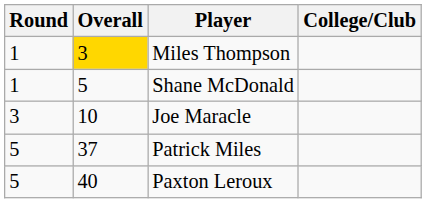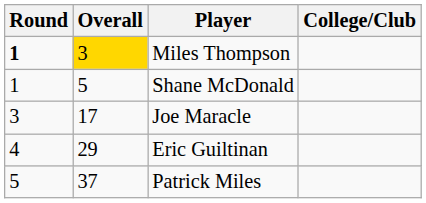(14, 52) normal -> (14, 52) bold
(88, 117) 10 -> (88, 117) 17
+ row: (210, 149)
- row: (212, 181)
